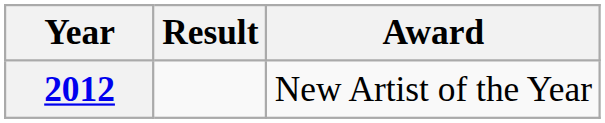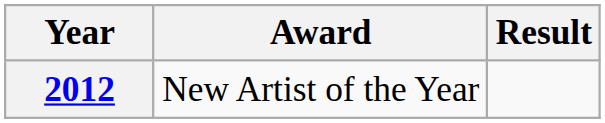columns swapped: (433, 32) <-> (210, 32)
